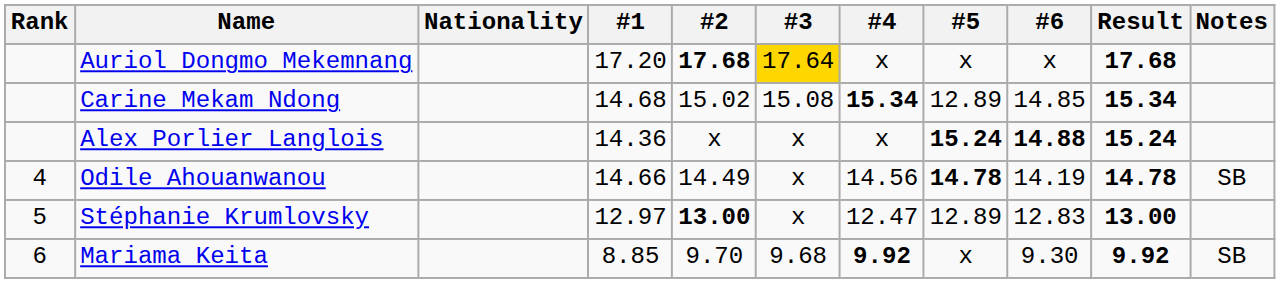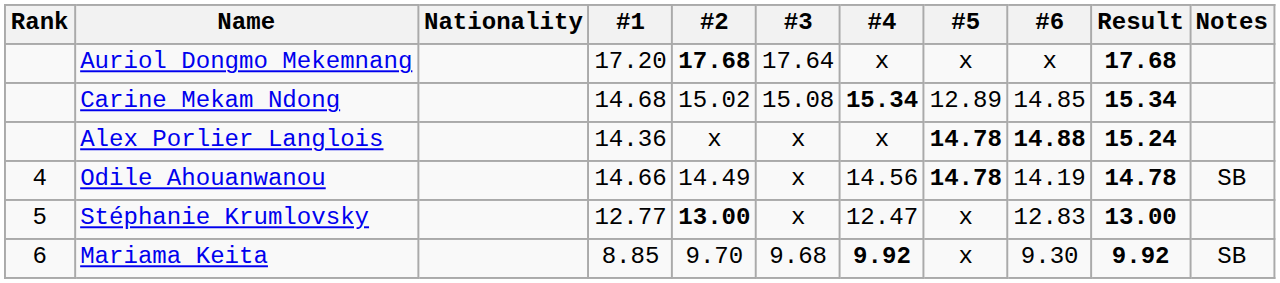(798, 64) gold background -> (798, 64) no background
(966, 141) 15.24 -> (966, 141) 14.78
(631, 219) 12.97 -> (631, 219) 12.77
(966, 219) 12.89 -> (966, 219) x
